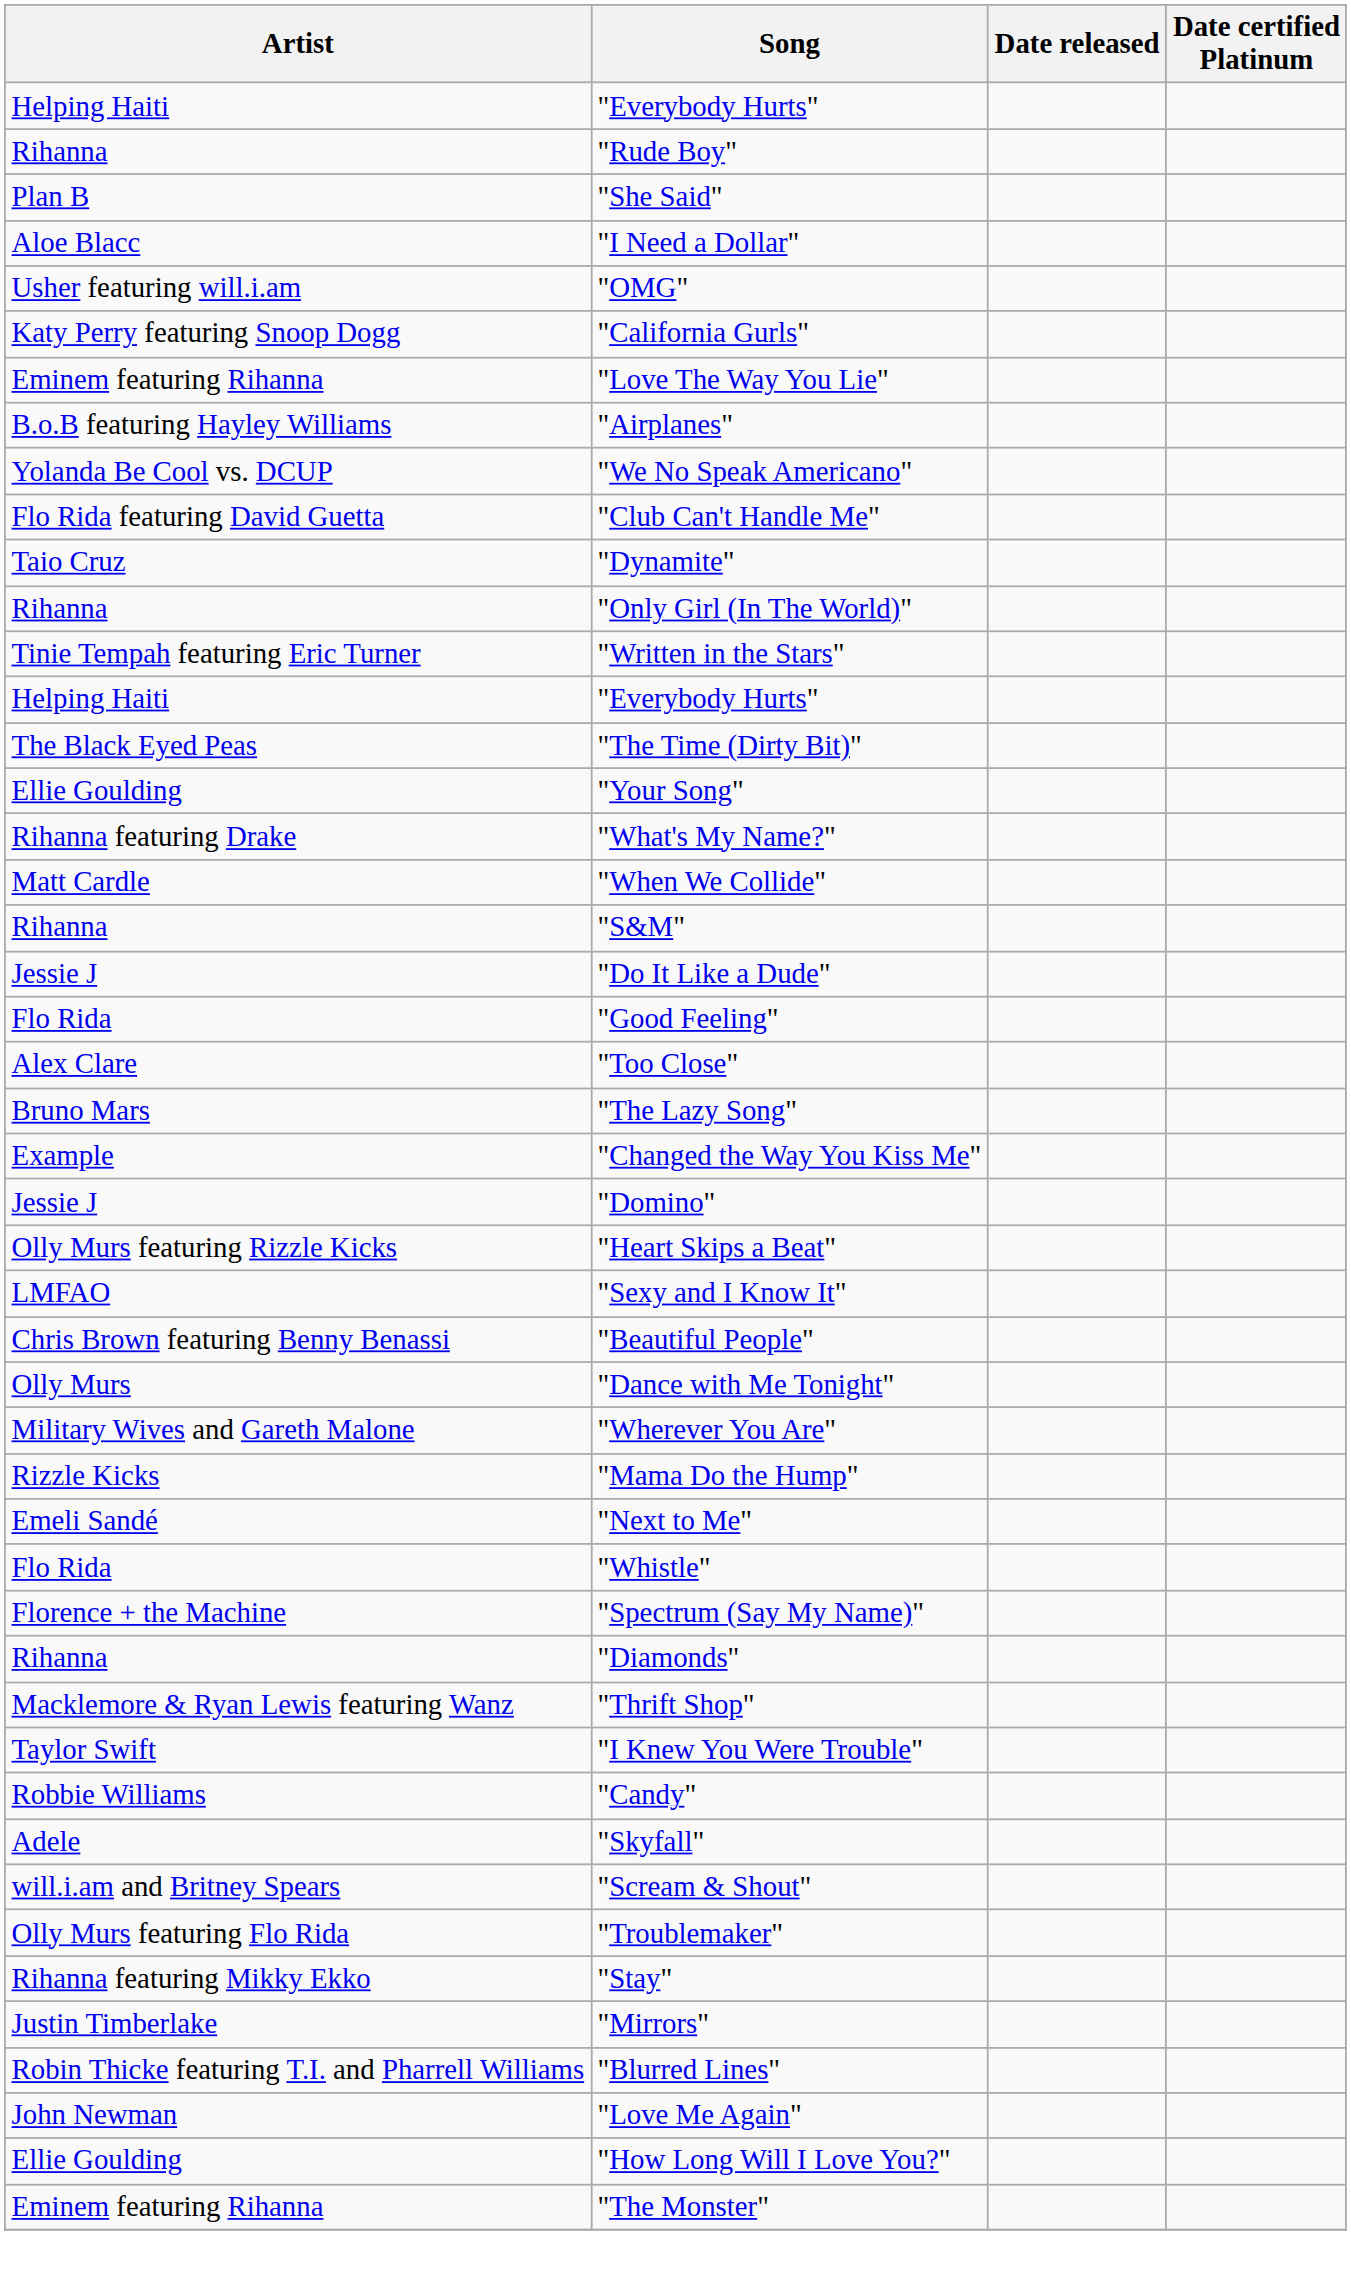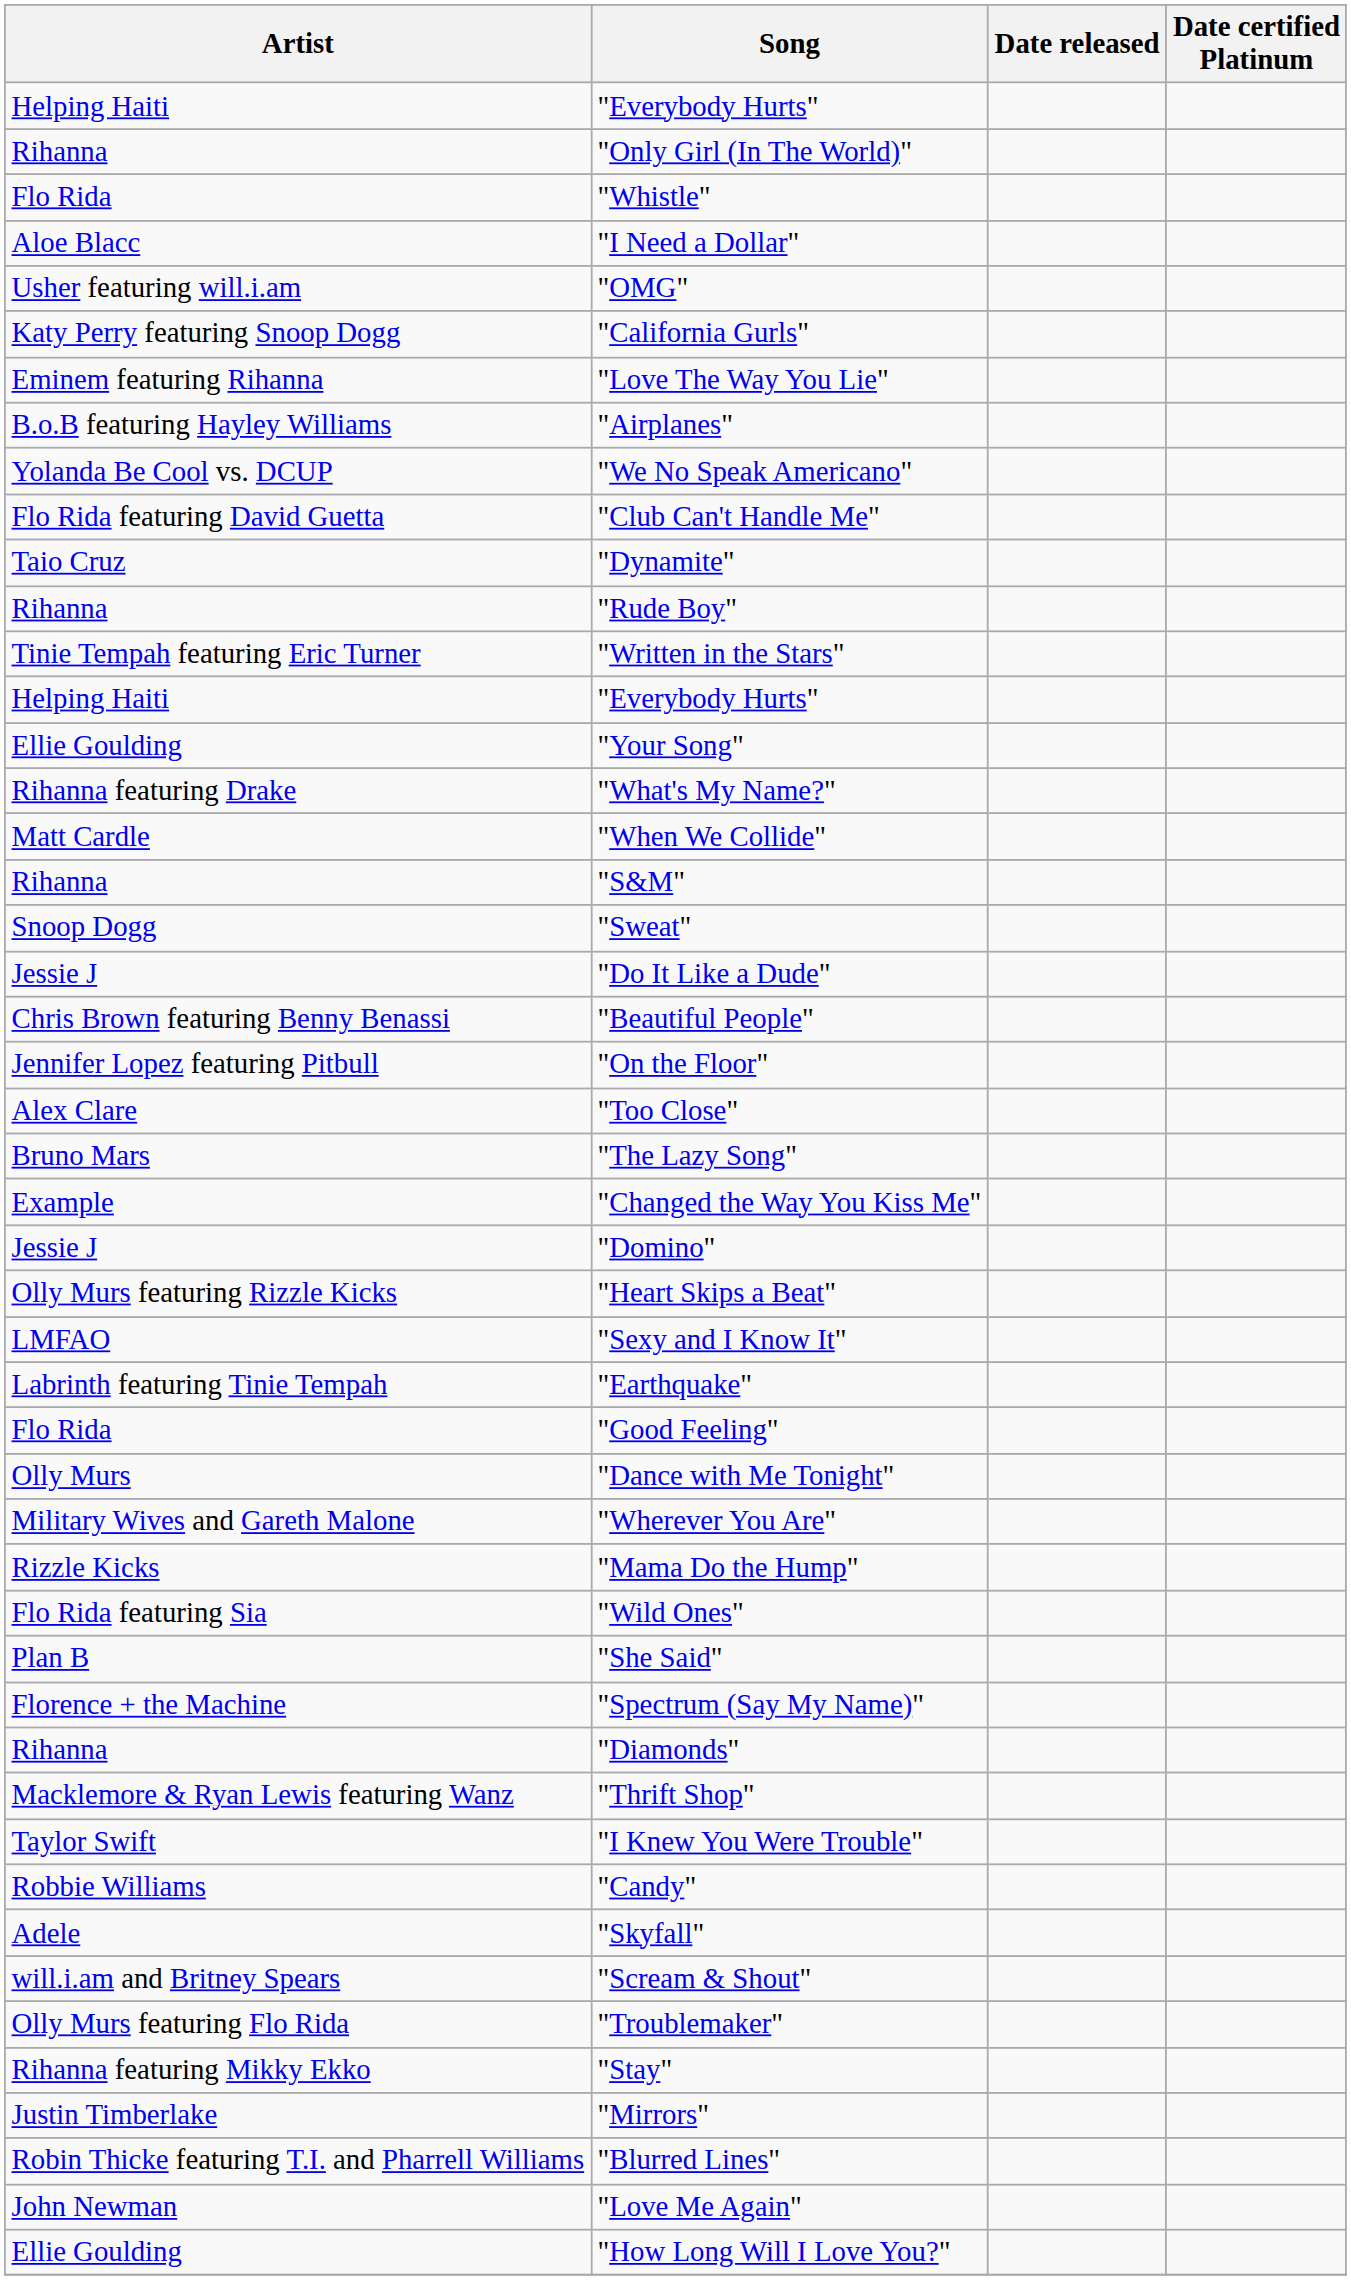rows swapped: (60, 151) <-> (60, 607)
rows swapped: (50, 196) <-> (62, 1567)
- row: (134, 744)
+ row: (84, 927)
rows swapped: (231, 1338) <-> (62, 1018)
+ row: (195, 1064)
+ row: (199, 1384)
+ row: (139, 1612)
- row: (85, 1521)
- row: (168, 2206)
